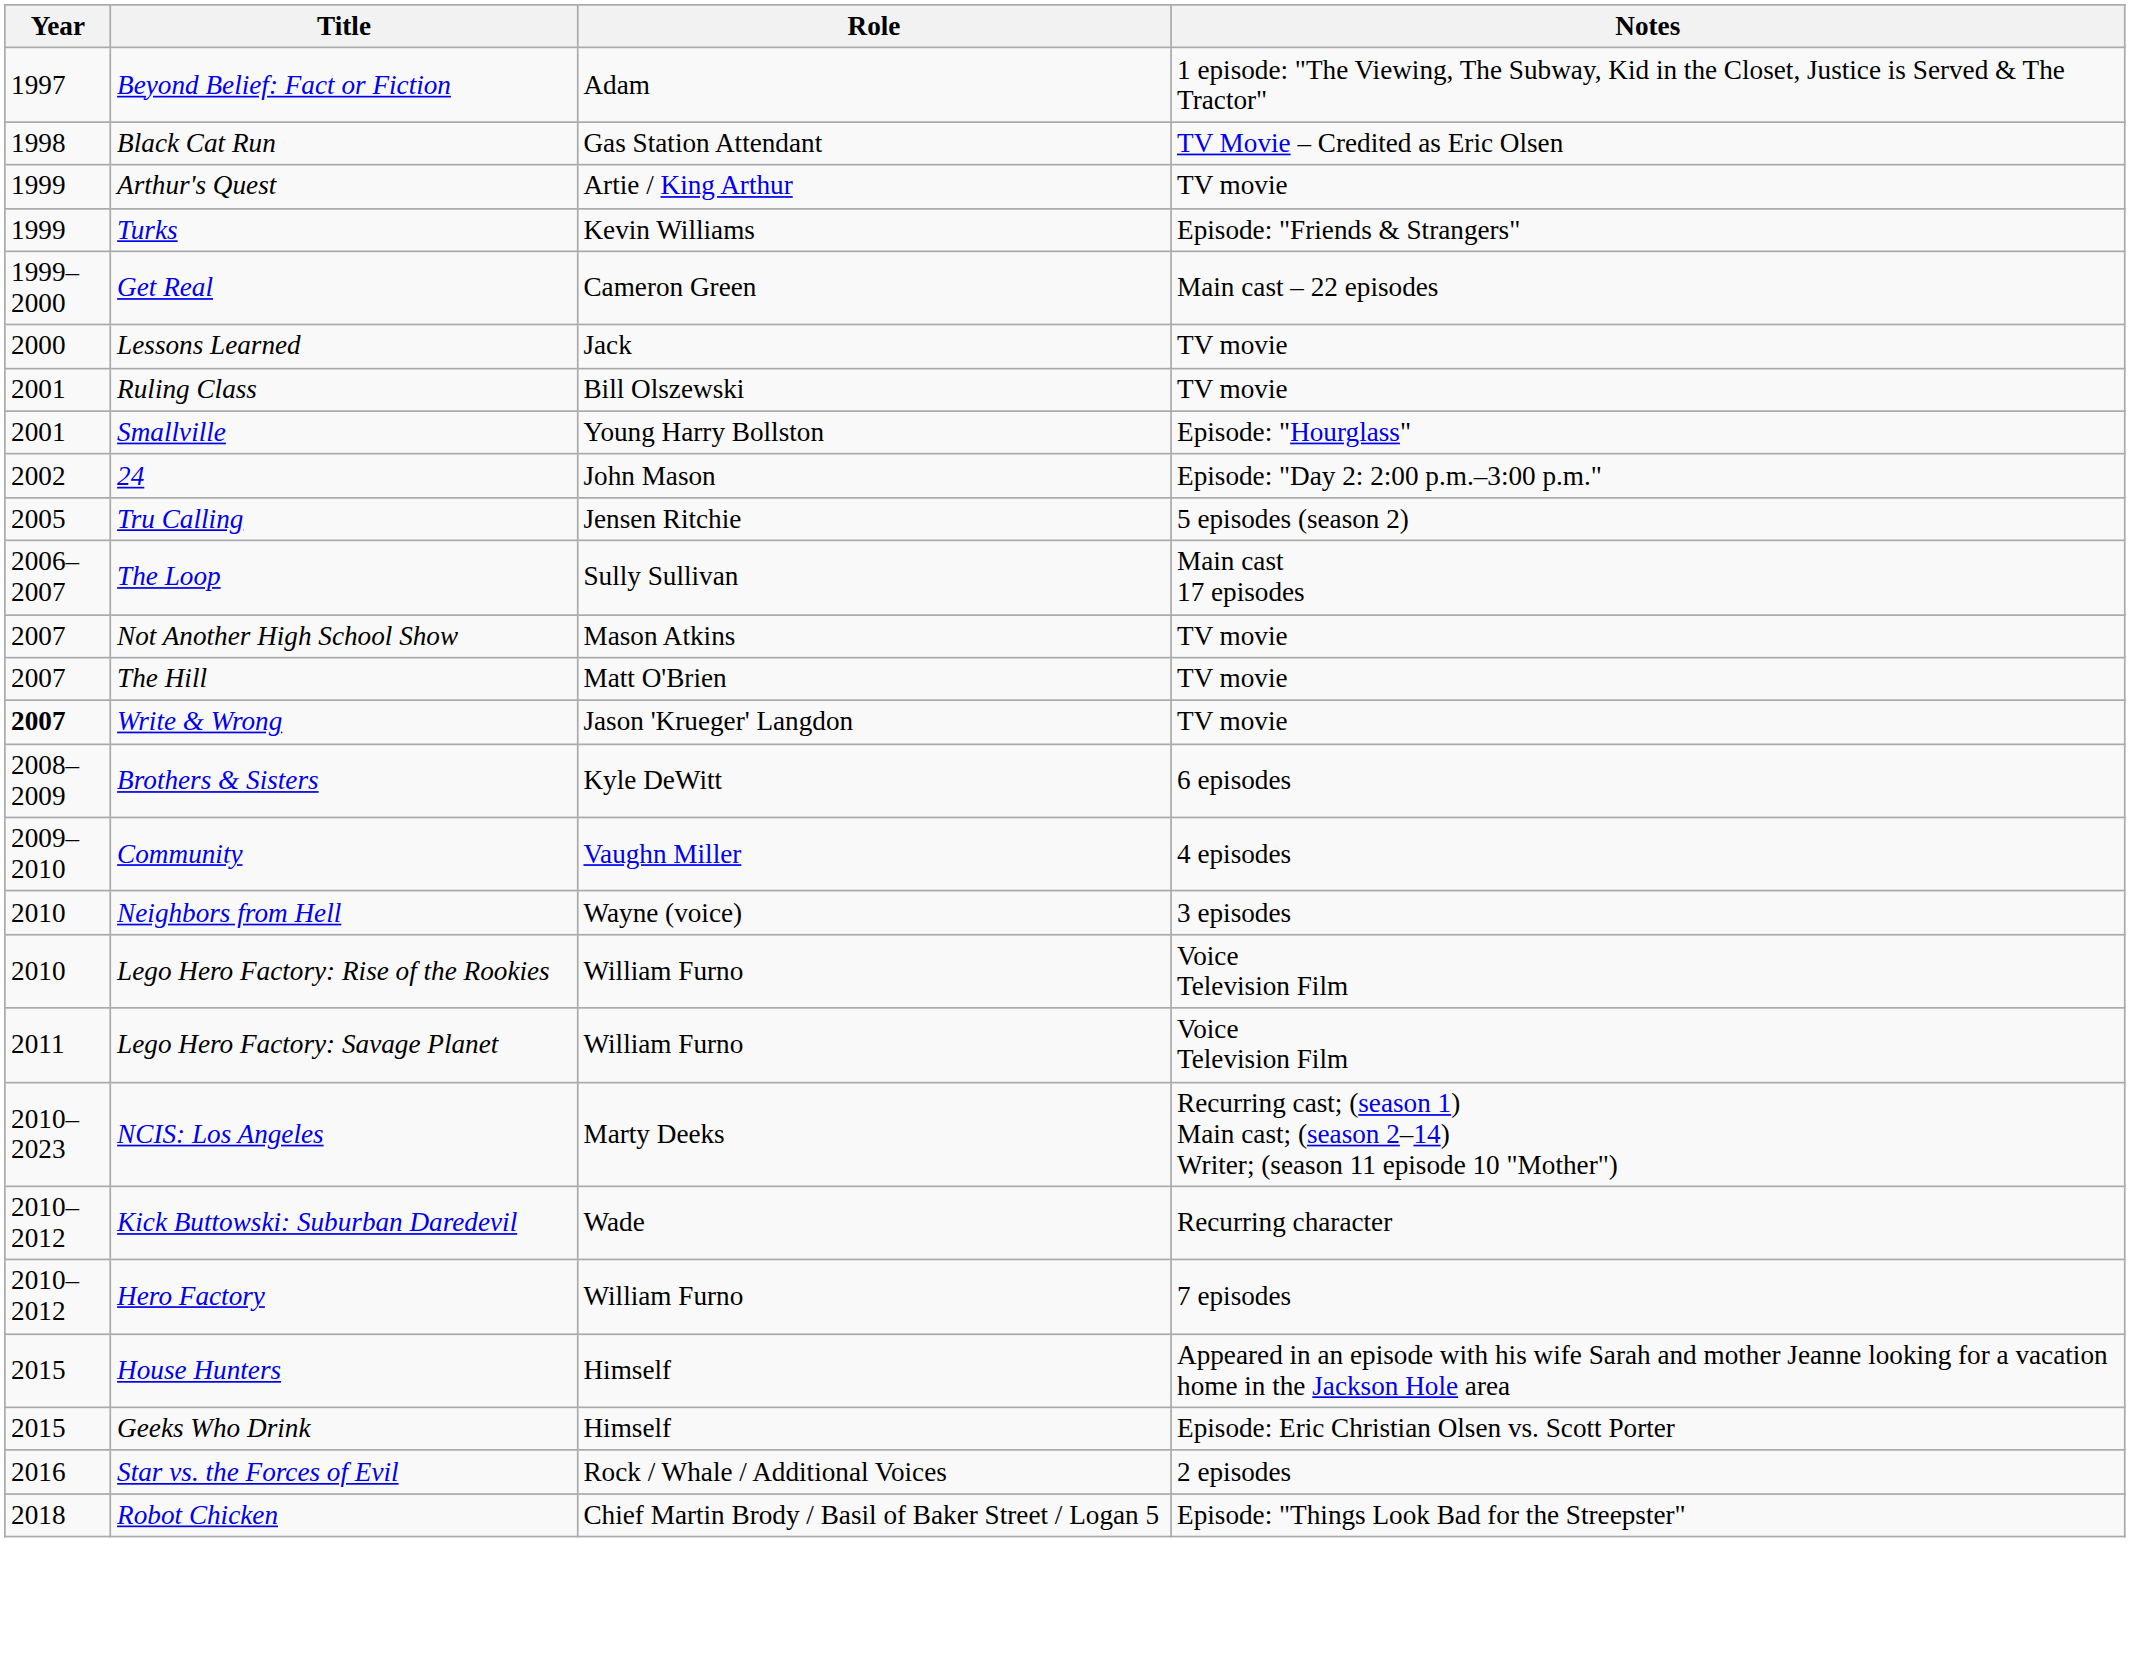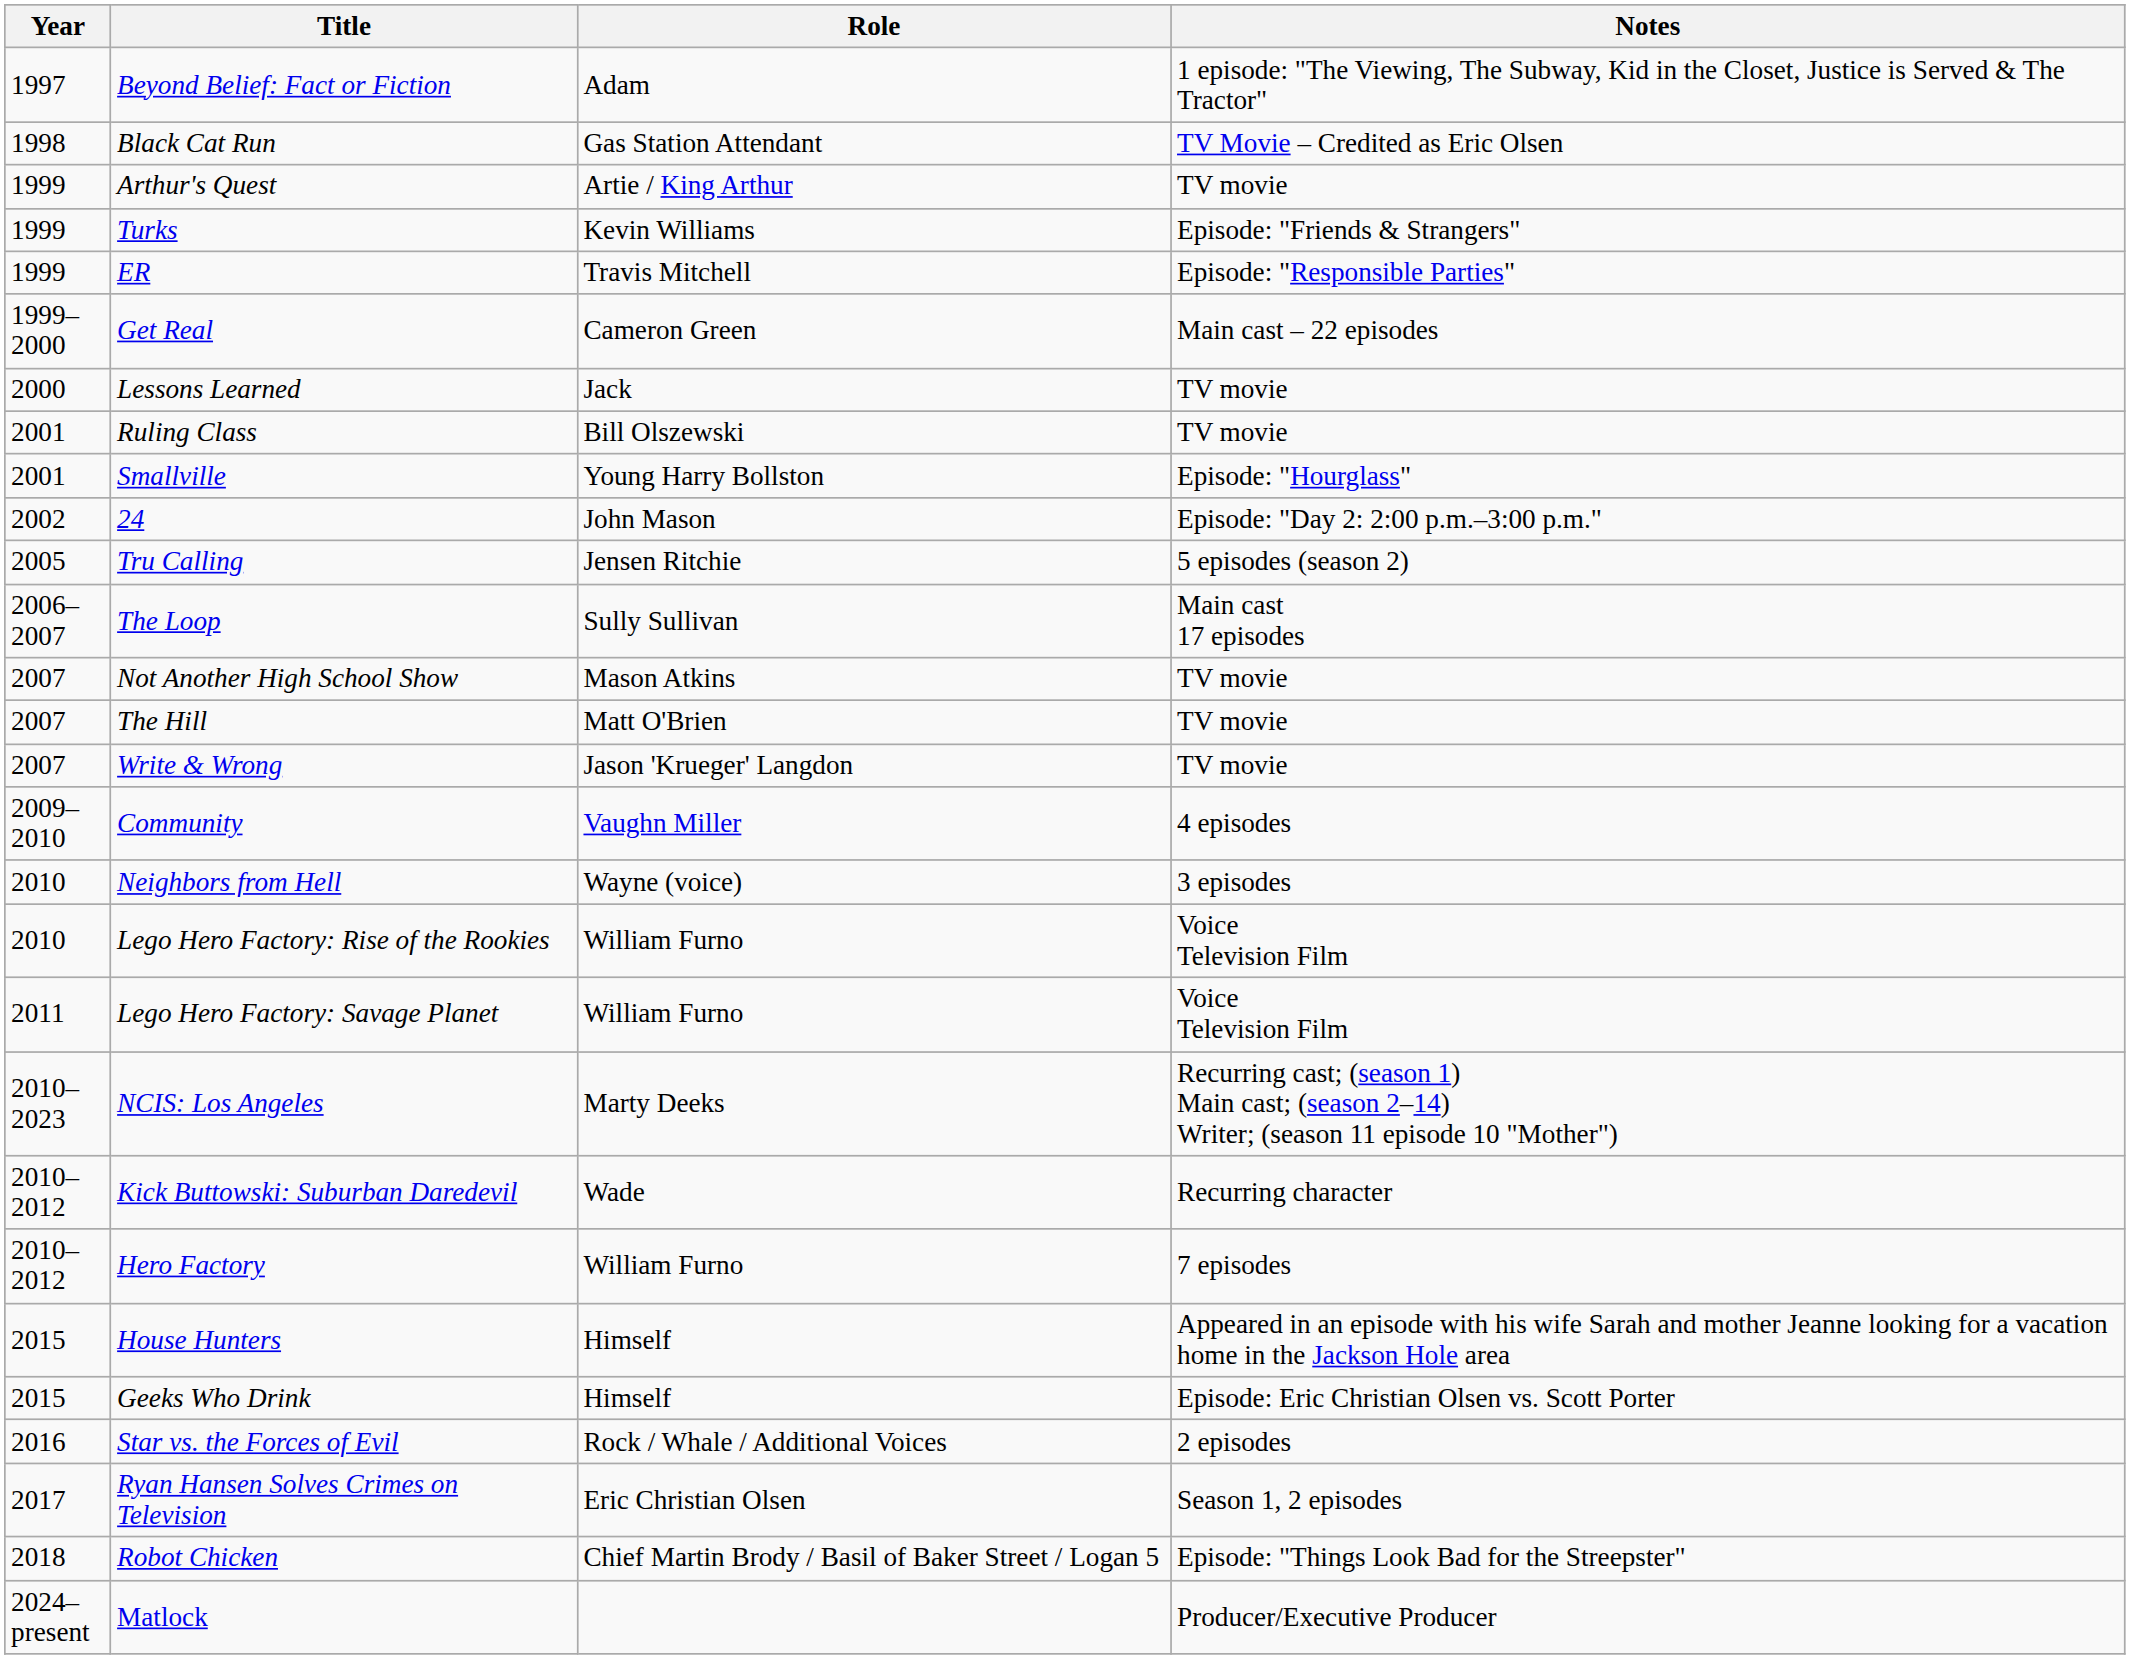+ row: (134, 272)
(38, 721) bold -> (38, 764) normal
- row: (218, 780)
+ row: (288, 1499)
+ row: (162, 1616)
